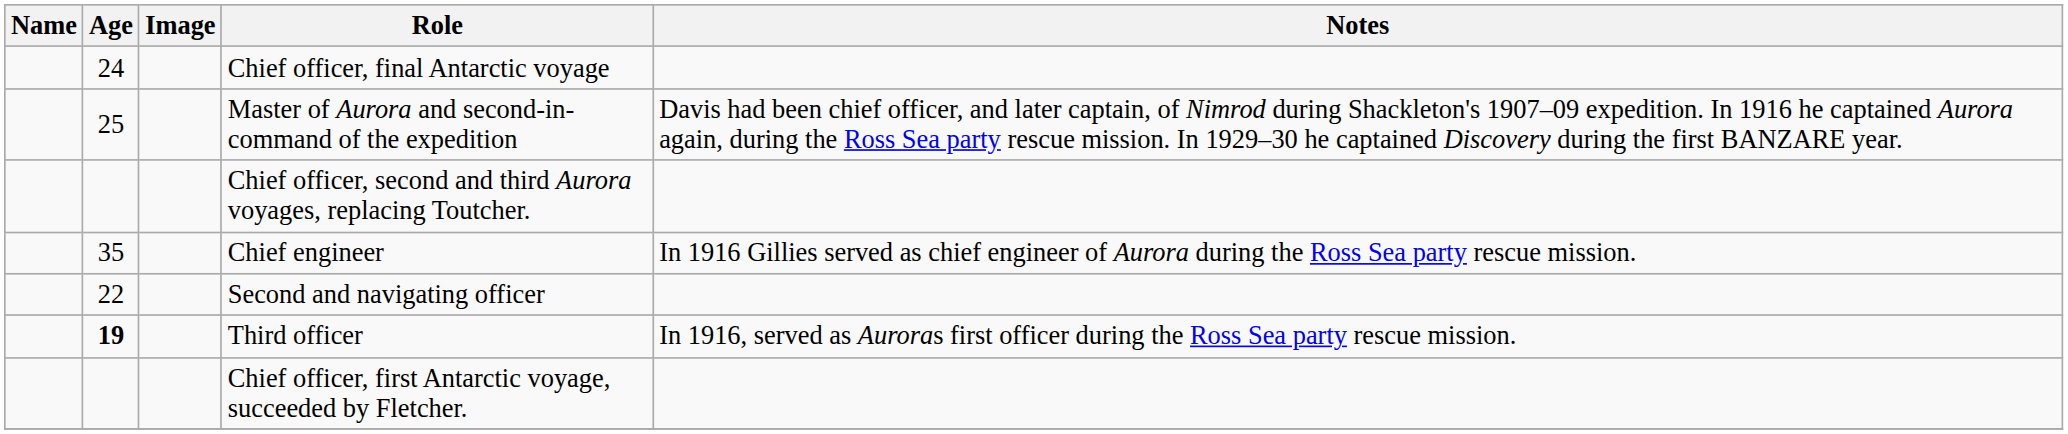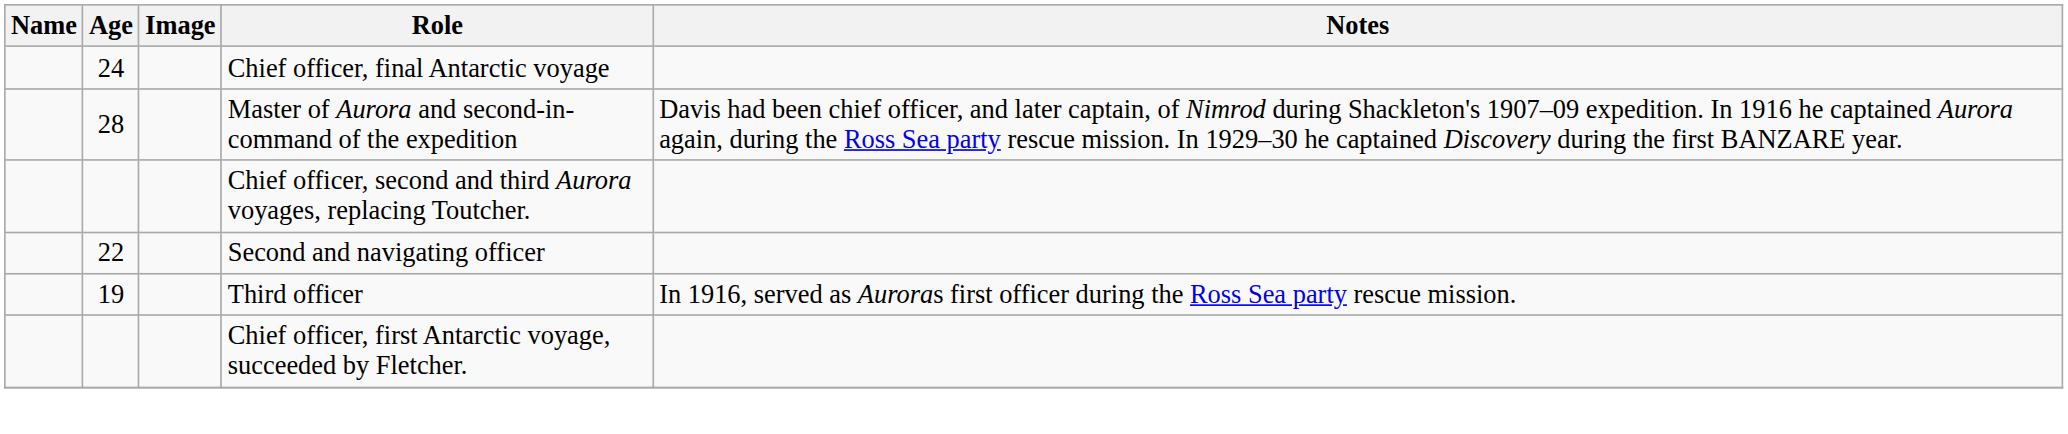(111, 124) 25 -> (111, 124) 28
- row: (306, 252)
(111, 336) bold -> (111, 294) normal
